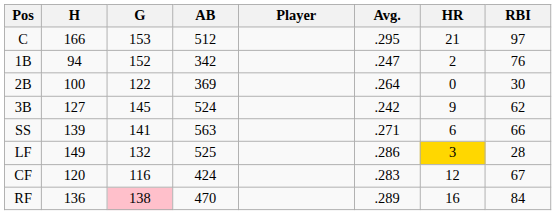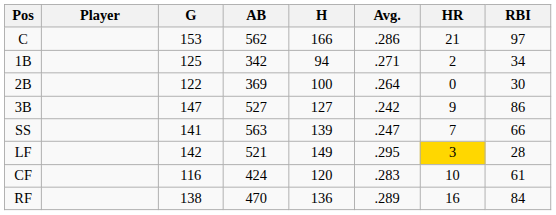columns swapped: (296, 15) <-> (74, 15)
(205, 38) 512 -> (256, 38) 562
(387, 38) .295 -> (387, 38) .286
(140, 61) 152 -> (191, 61) 125
(387, 61) .247 -> (387, 61) .271
(518, 61) 76 -> (518, 61) 34
(140, 107) 145 -> (191, 107) 147
(205, 107) 524 -> (256, 107) 527
(518, 107) 62 -> (518, 107) 86
(387, 130) .271 -> (387, 130) .247
(453, 130) 6 -> (453, 130) 7
(140, 152) 132 -> (191, 152) 142
(205, 152) 525 -> (256, 152) 521
(387, 152) .286 -> (387, 152) .295
(453, 175) 12 -> (453, 175) 10
(518, 175) 67 -> (518, 175) 61
(140, 198) pink background -> (191, 198) no background
